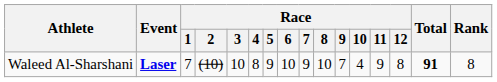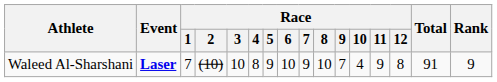(431, 64) bold -> (431, 64) normal
(471, 64) 8 -> (471, 64) 9
